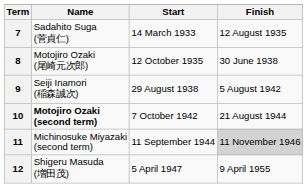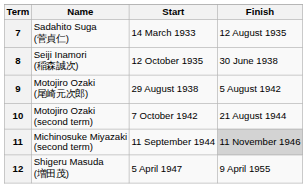(64, 60) Motojiro Ozaki (尾崎元次郎) -> (60, 60) Seiji Inamori (稲森誠次)
(60, 88) Seiji Inamori (稲森誠次) -> (64, 88) Motojiro Ozaki (尾崎元次郎)
(67, 116) bold -> (64, 116) normal
